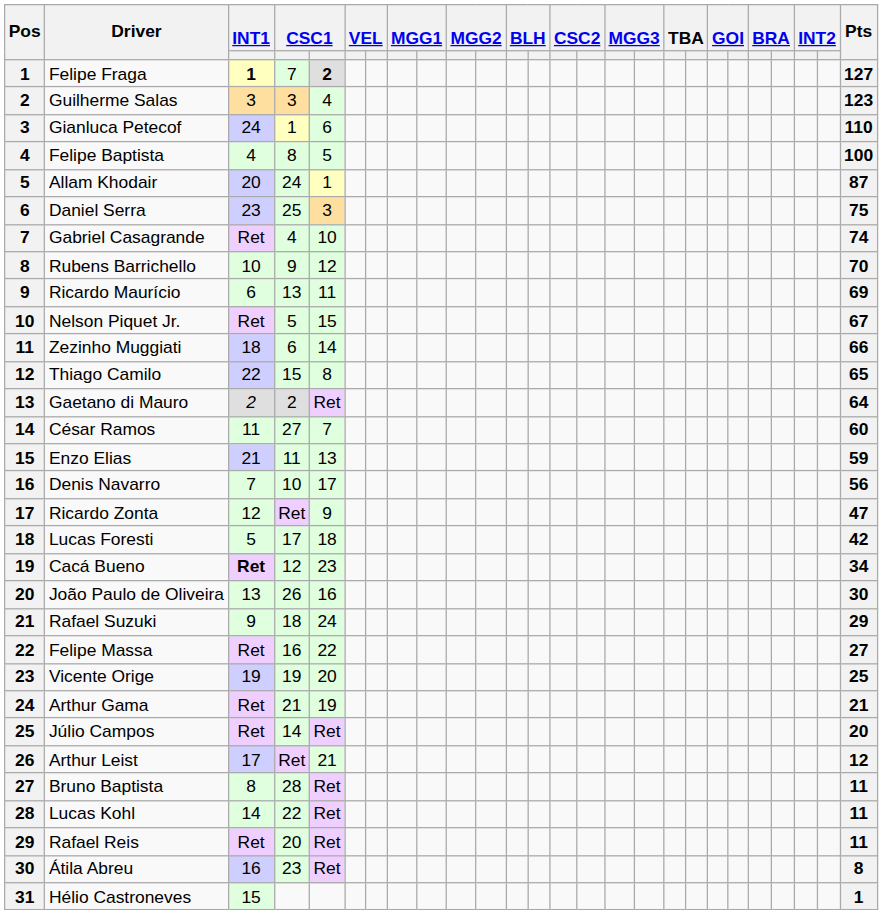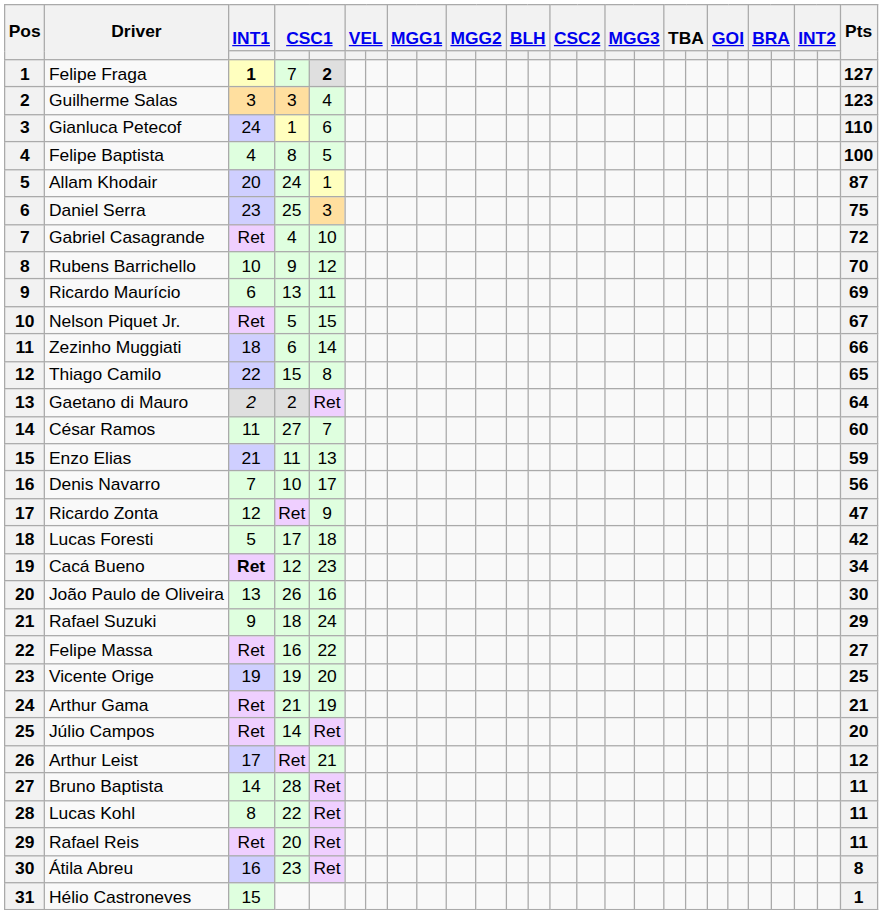(859, 237) 74 -> (859, 237) 72
(251, 786) 8 -> (251, 786) 14
(251, 814) 14 -> (251, 814) 8
